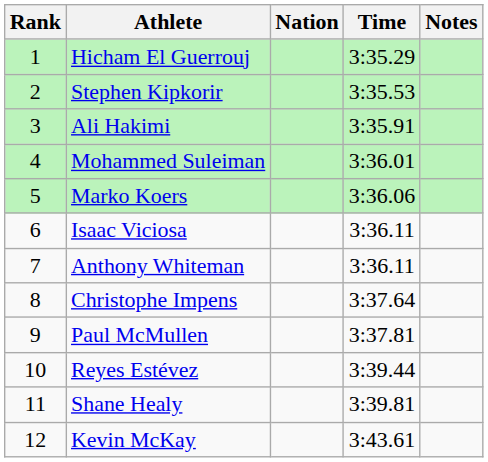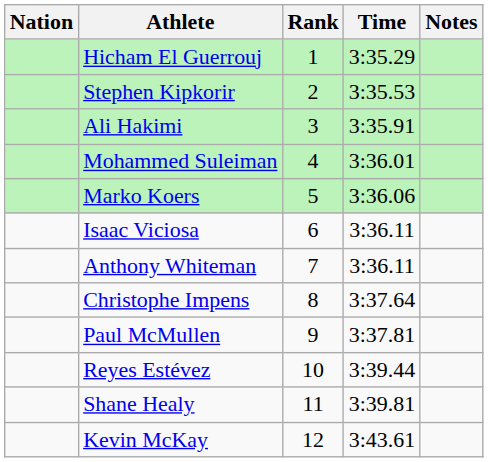columns swapped: (35, 21) <-> (307, 21)
